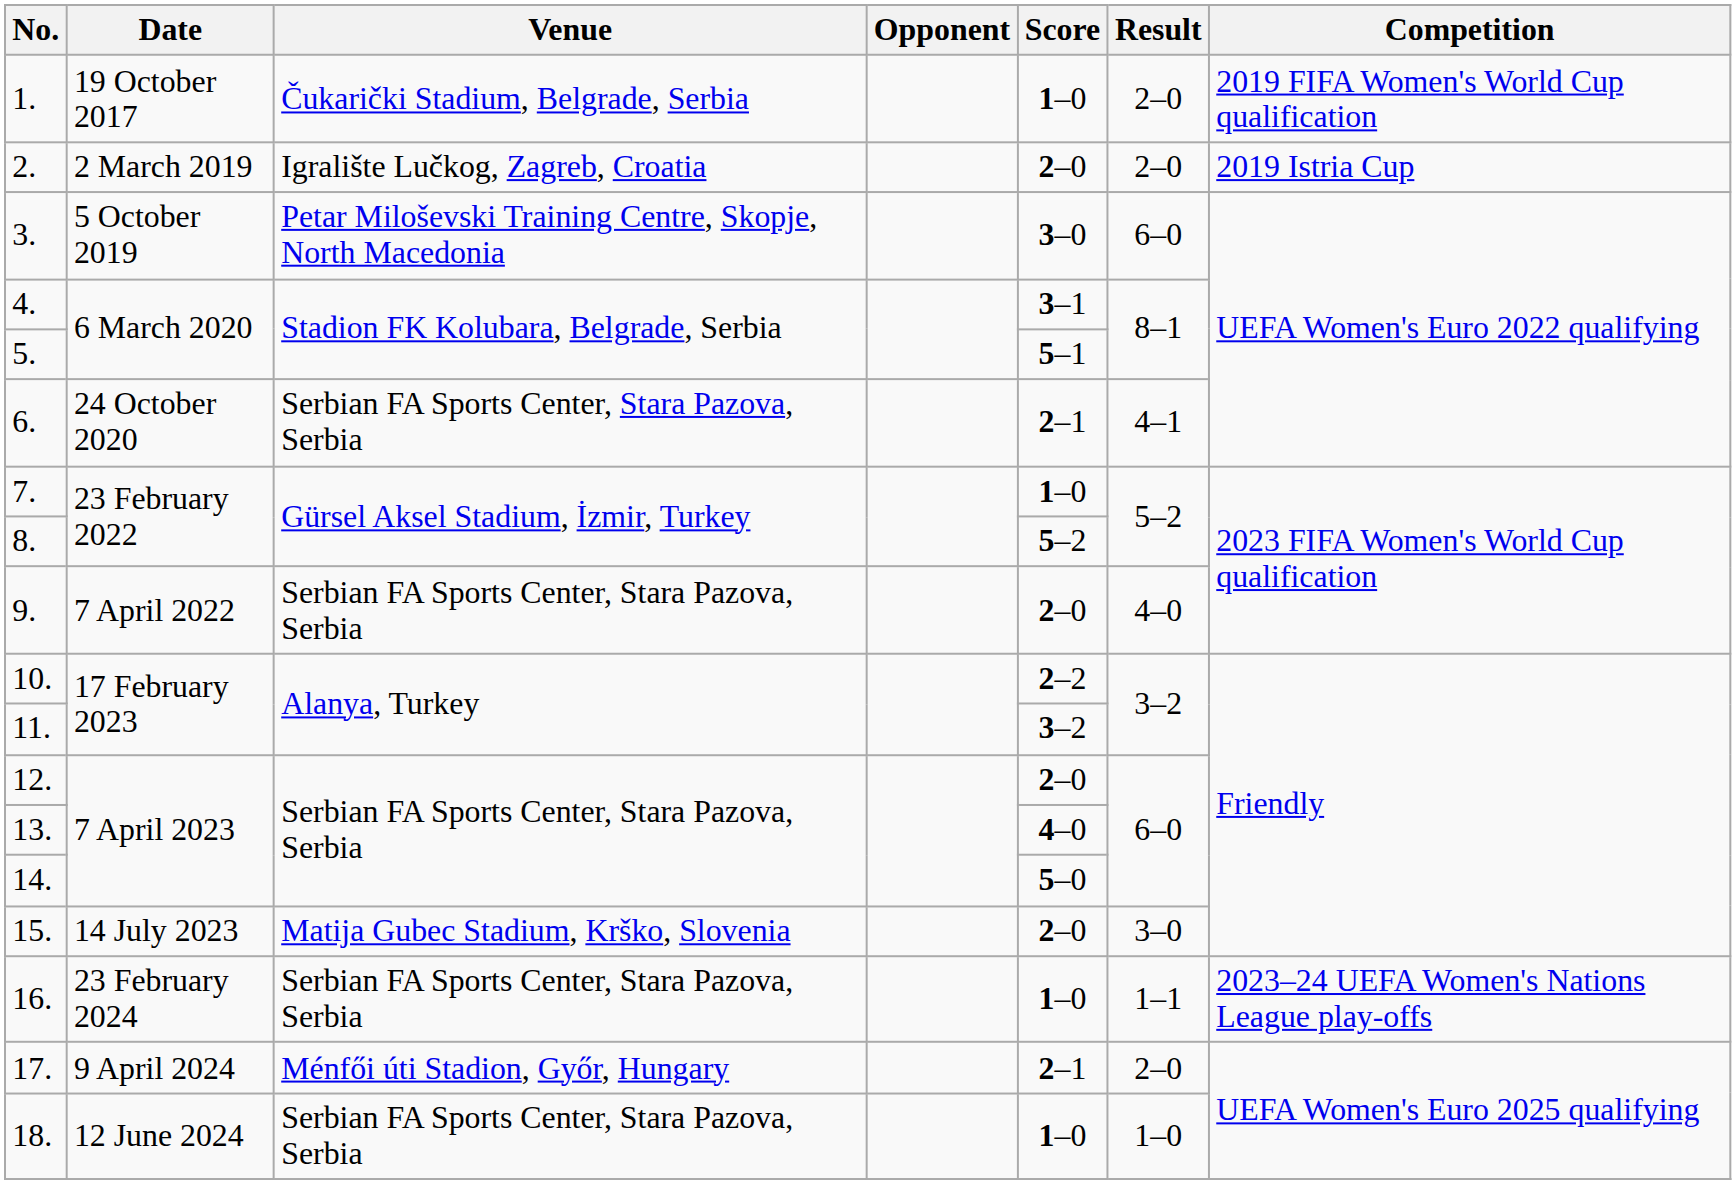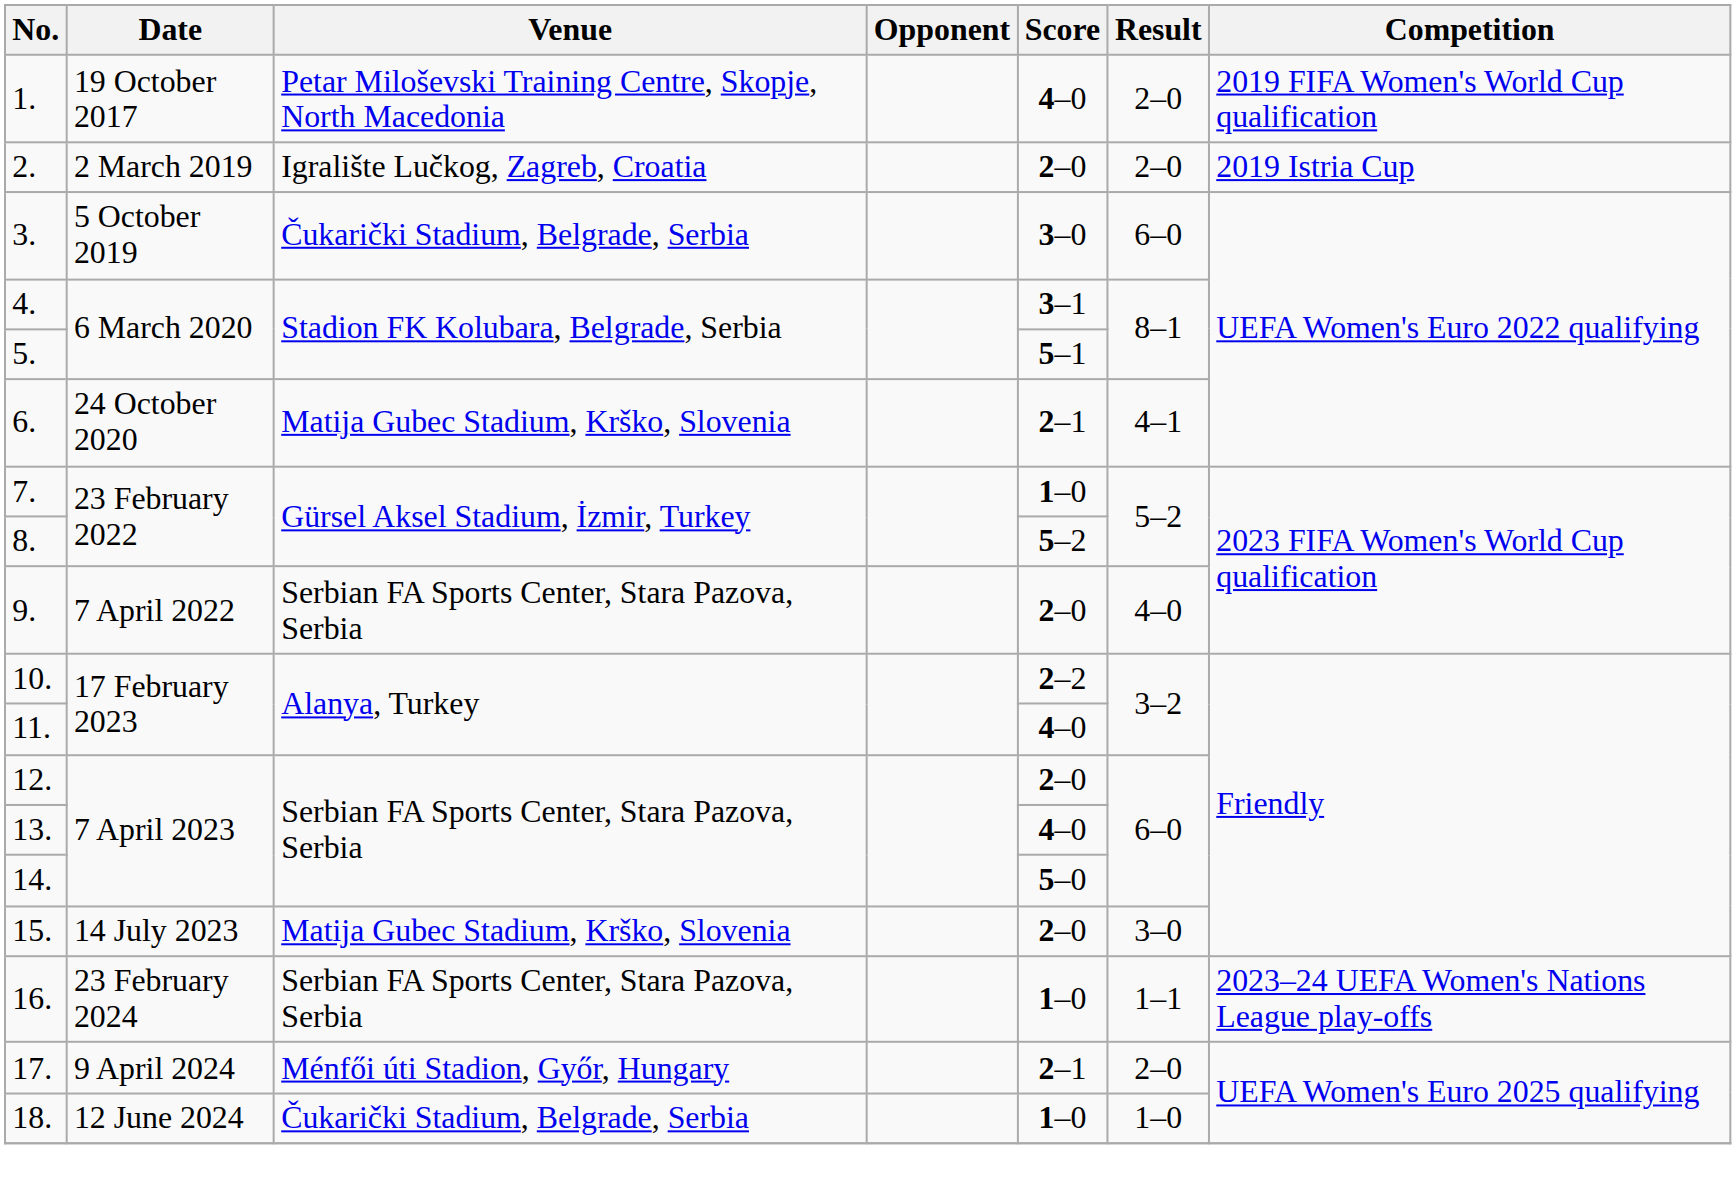(515, 98) Čukarički Stadium, Belgrade, Serbia -> (549, 98) Petar Miloševski Training Centre, Skopje, North Macedonia
(1062, 98) 1–0 -> (1062, 98) 4–0
(549, 234) Petar Miloševski Training Centre, Skopje, North Macedonia -> (515, 234) Čukarički Stadium, Belgrade, Serbia
(537, 422) Serbian FA Sports Center, Stara Pazova, Serbia -> (536, 422) Matija Gubec Stadium, Krško, Slovenia
(1062, 728) 3–2 -> (1062, 728) 4–0
(537, 1135) Serbian FA Sports Center, Stara Pazova, Serbia -> (515, 1117) Čukarički Stadium, Belgrade, Serbia
